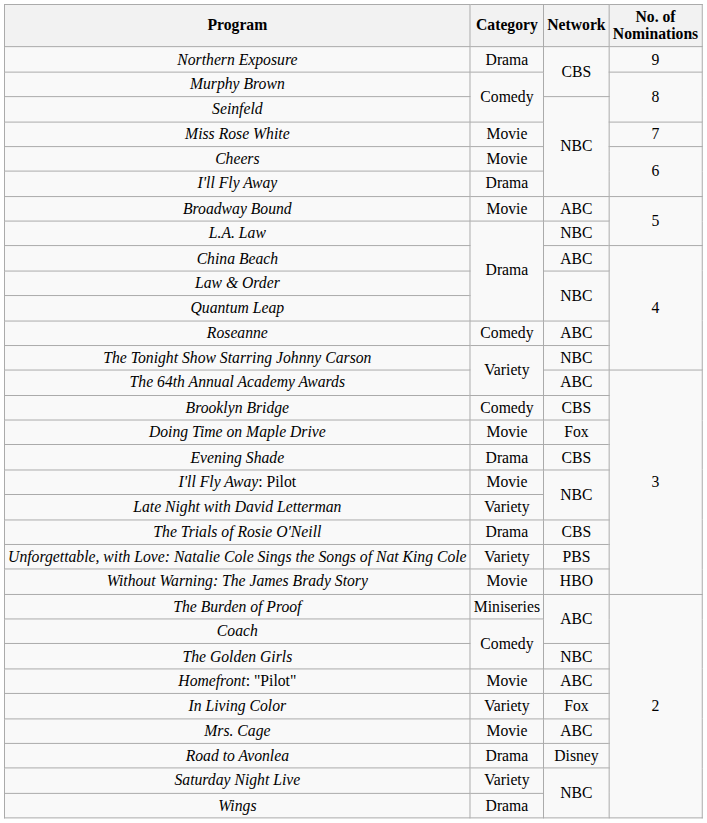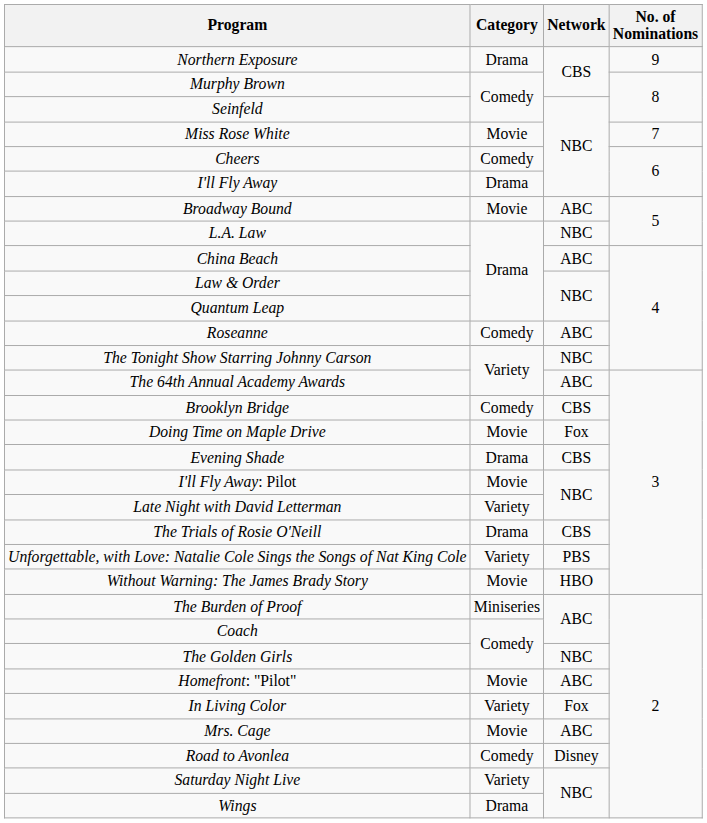(507, 158) Movie -> (507, 158) Comedy
(507, 755) Drama -> (507, 755) Comedy
